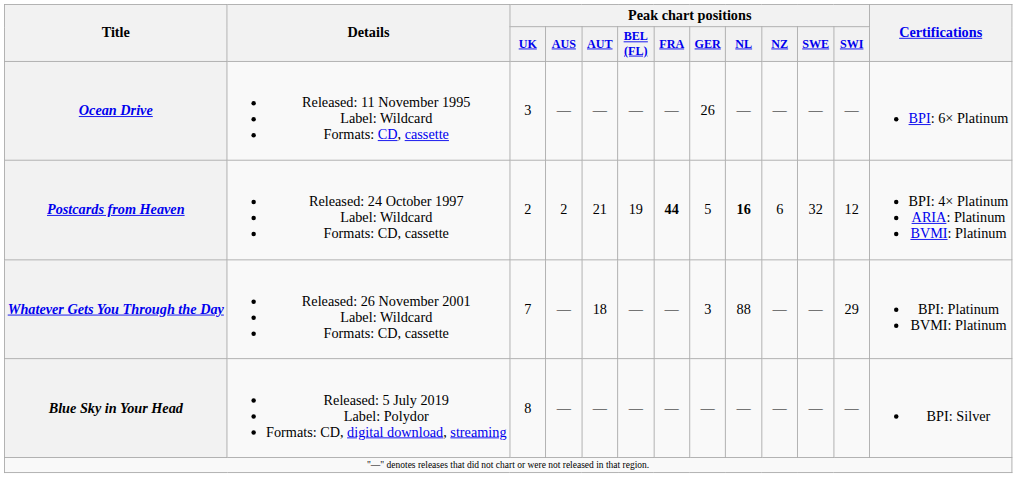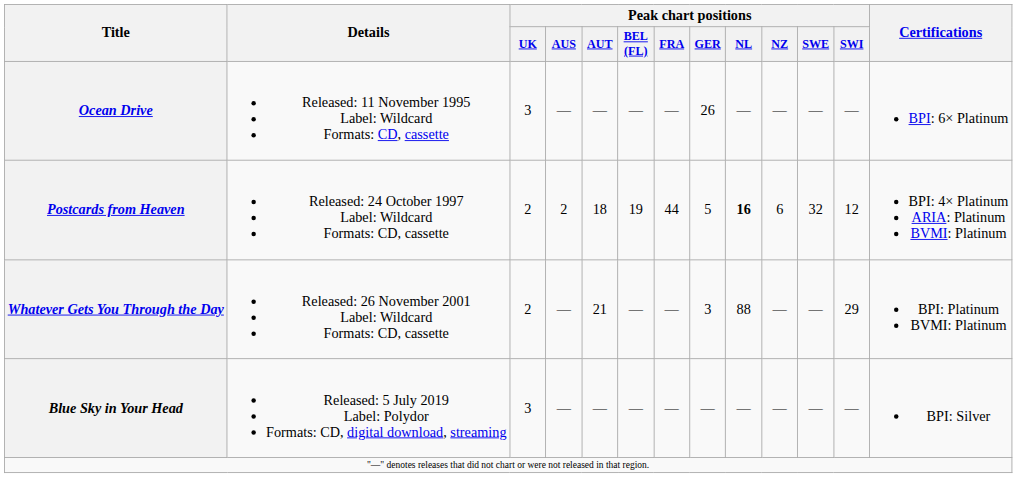(600, 209) 21 -> (600, 209) 18
(672, 209) bold -> (672, 209) normal
(528, 309) 7 -> (528, 309) 2
(600, 309) 18 -> (600, 309) 21
(528, 408) 8 -> (528, 408) 3
